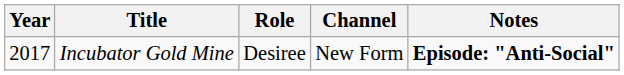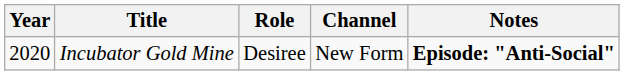(30, 53) 2017 -> (30, 53) 2020
